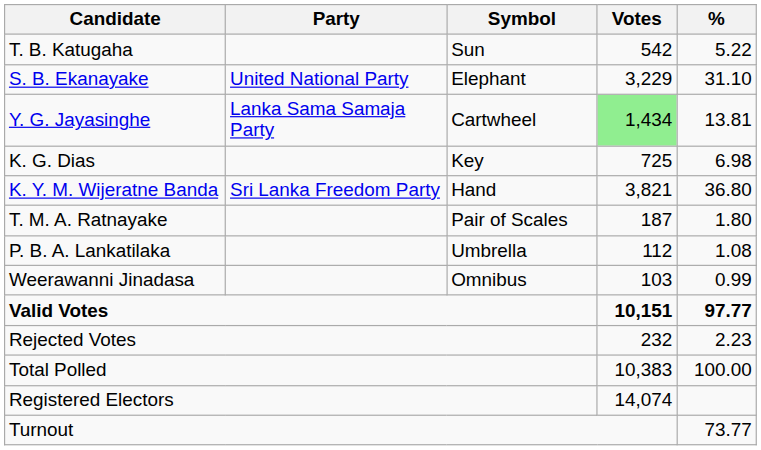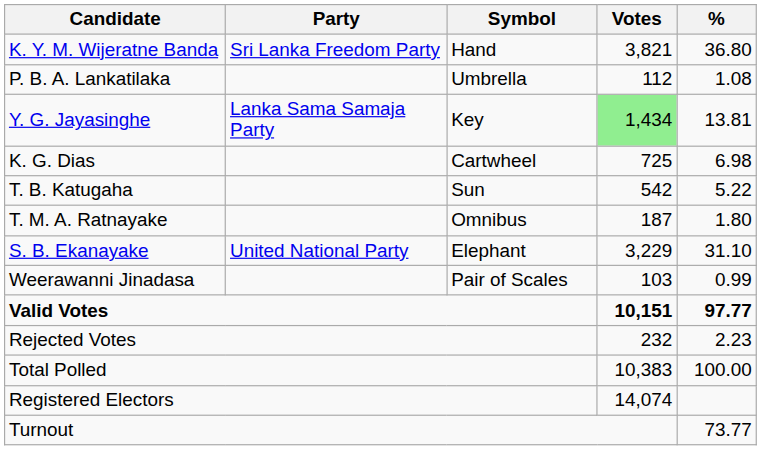rows swapped: (114, 190) <-> (71, 49)
rows swapped: (79, 79) <-> (90, 250)
(494, 119) Cartwheel -> (467, 119) Key
(467, 160) Key -> (494, 160) Cartwheel
(509, 220) Pair of Scales -> (489, 220) Omnibus
(489, 280) Omnibus -> (509, 280) Pair of Scales
